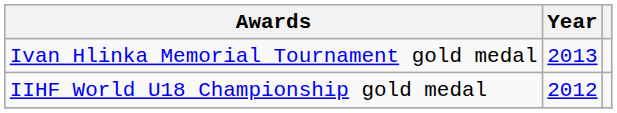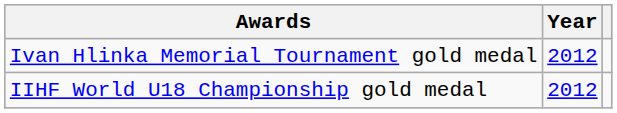(572, 56) 2013 -> (572, 56) 2012
